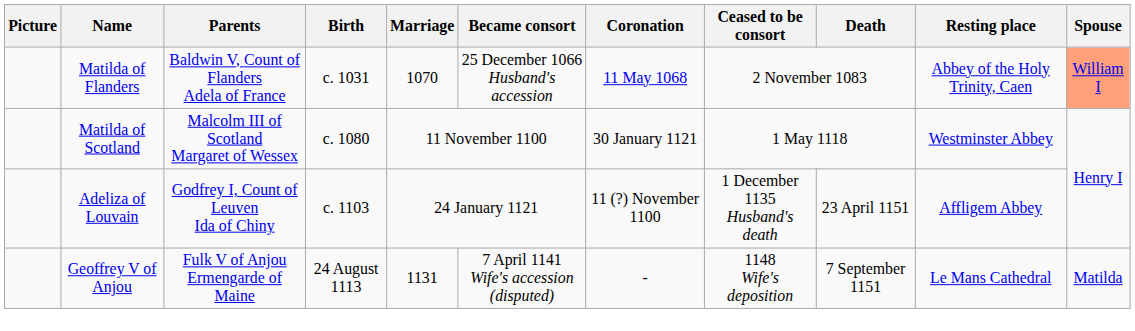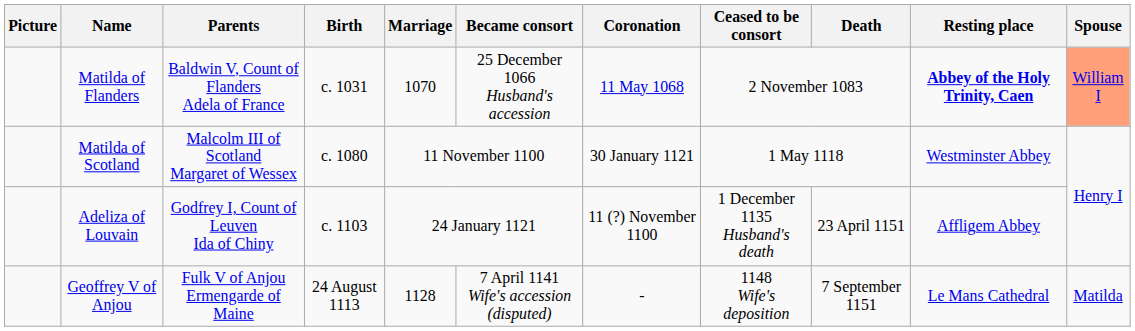(991, 77) normal -> (989, 86) bold
(422, 277) 1131 -> (420, 295) 1128
